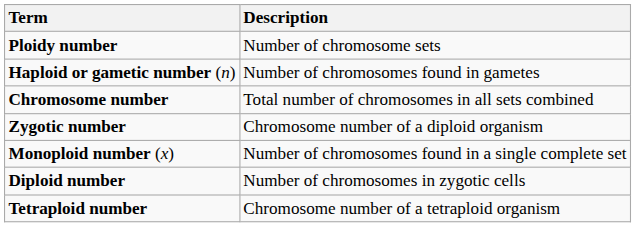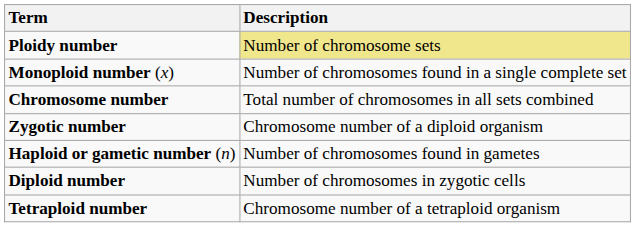(342, 45) no background -> (342, 45) khaki background
rows swapped: (91, 153) <-> (122, 72)
